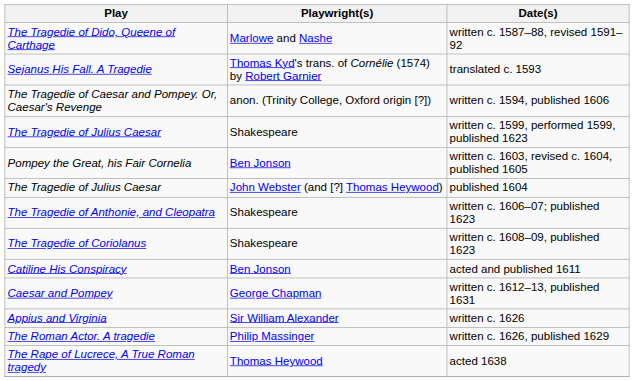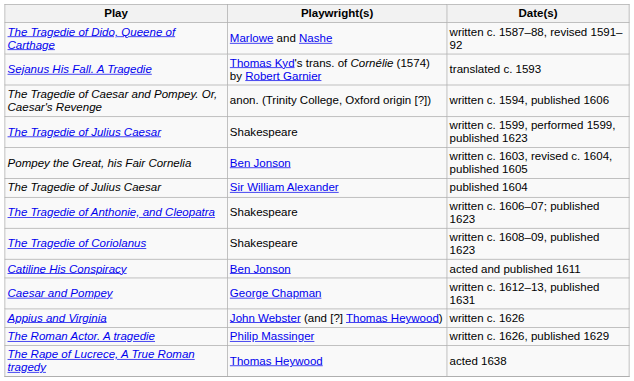(336, 188) John Webster (and [?] Thomas Heywood) -> (284, 188) Sir William Alexander
(284, 318) Sir William Alexander -> (336, 318) John Webster (and [?] Thomas Heywood)
